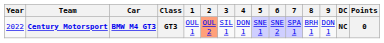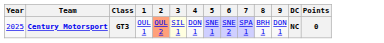- column: (134, 11)
(15, 27) 2022 -> (15, 27) 2025
(226, 27) no background -> (178, 27) lightyellow background
